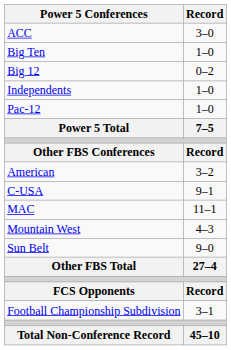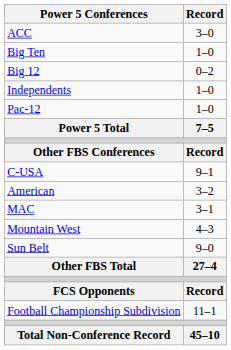rows swapped: (31, 171) <-> (25, 190)
(205, 209) 11–1 -> (205, 209) 3–1
(205, 310) 3–1 -> (205, 310) 11–1
